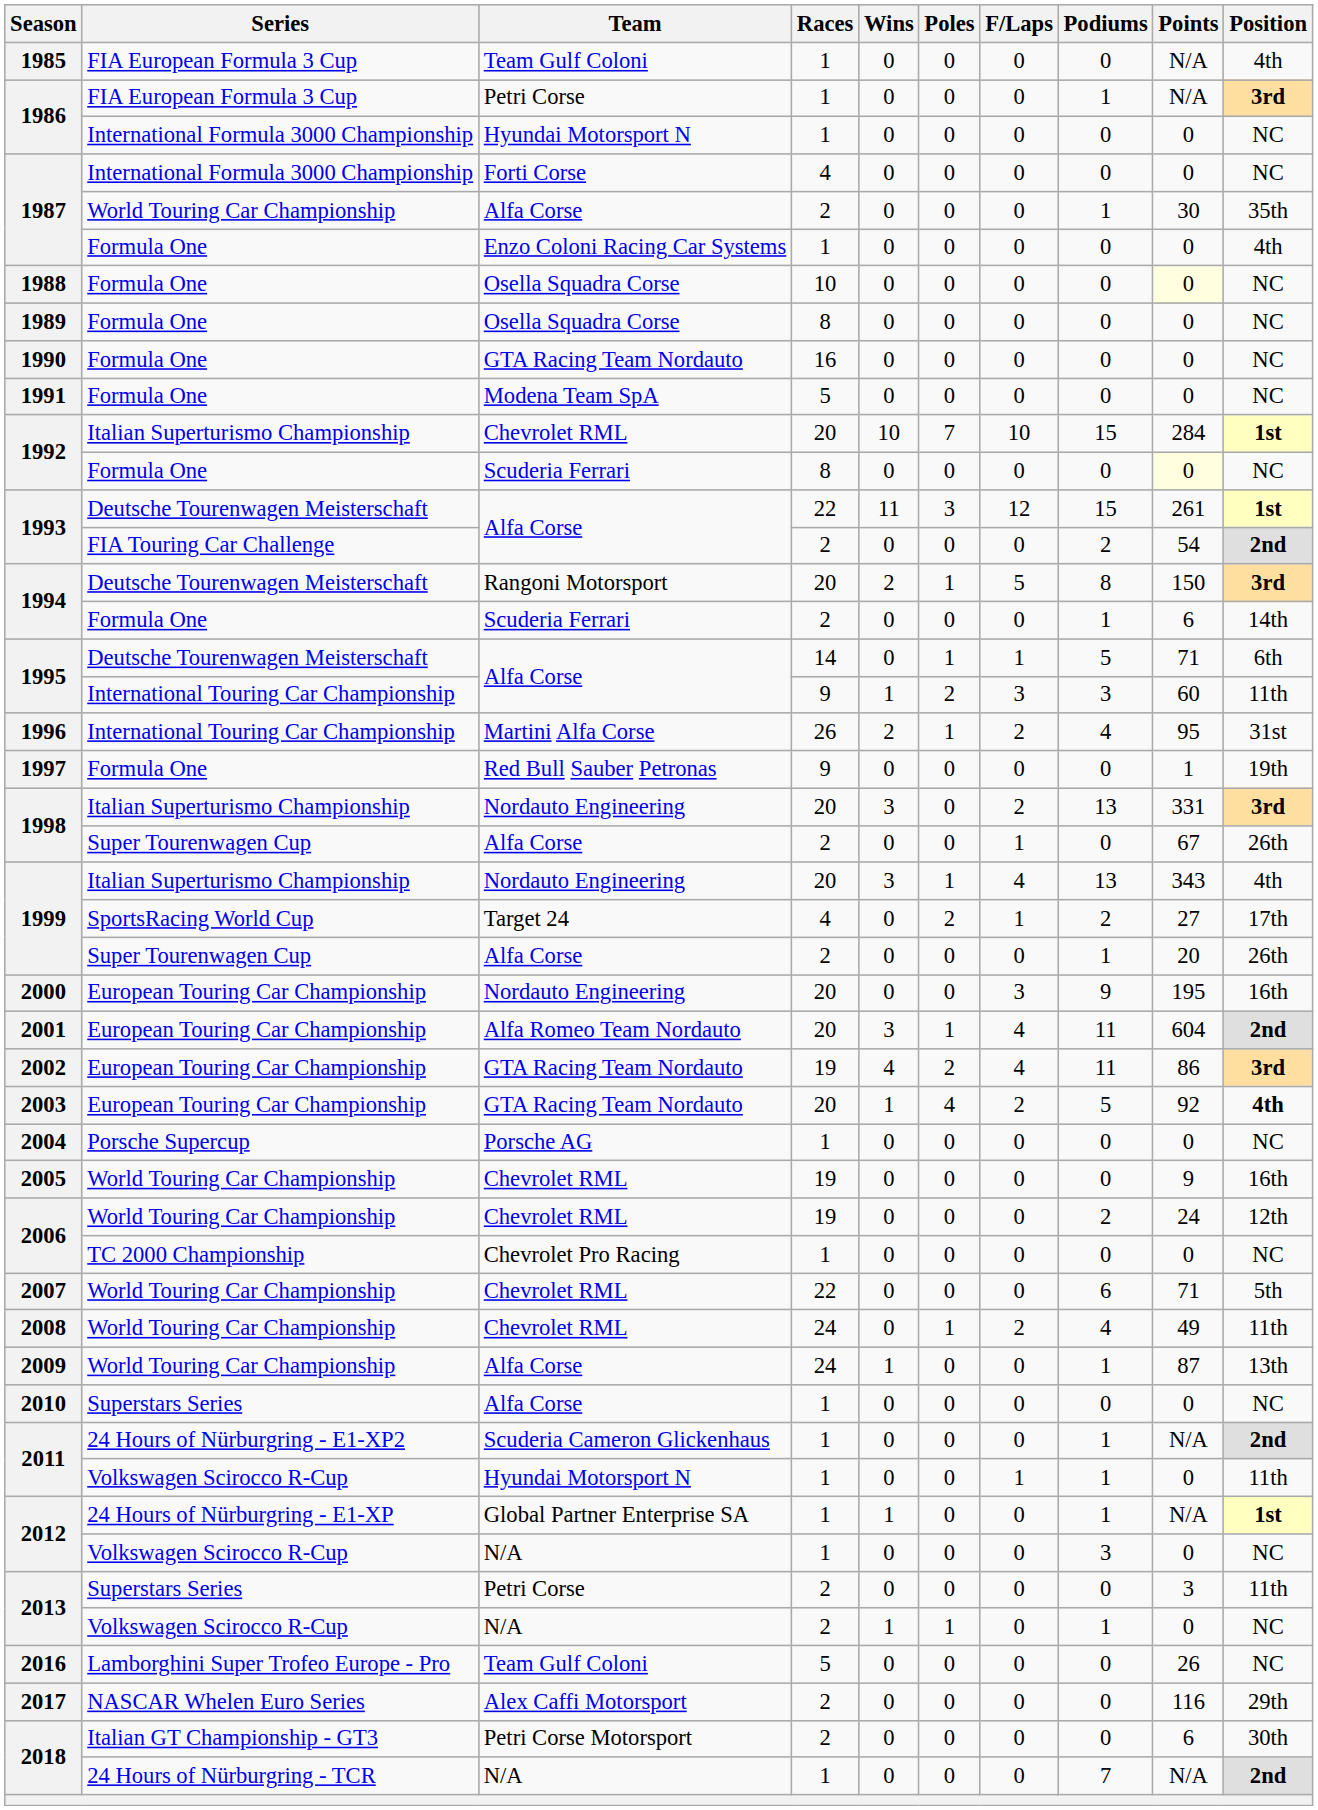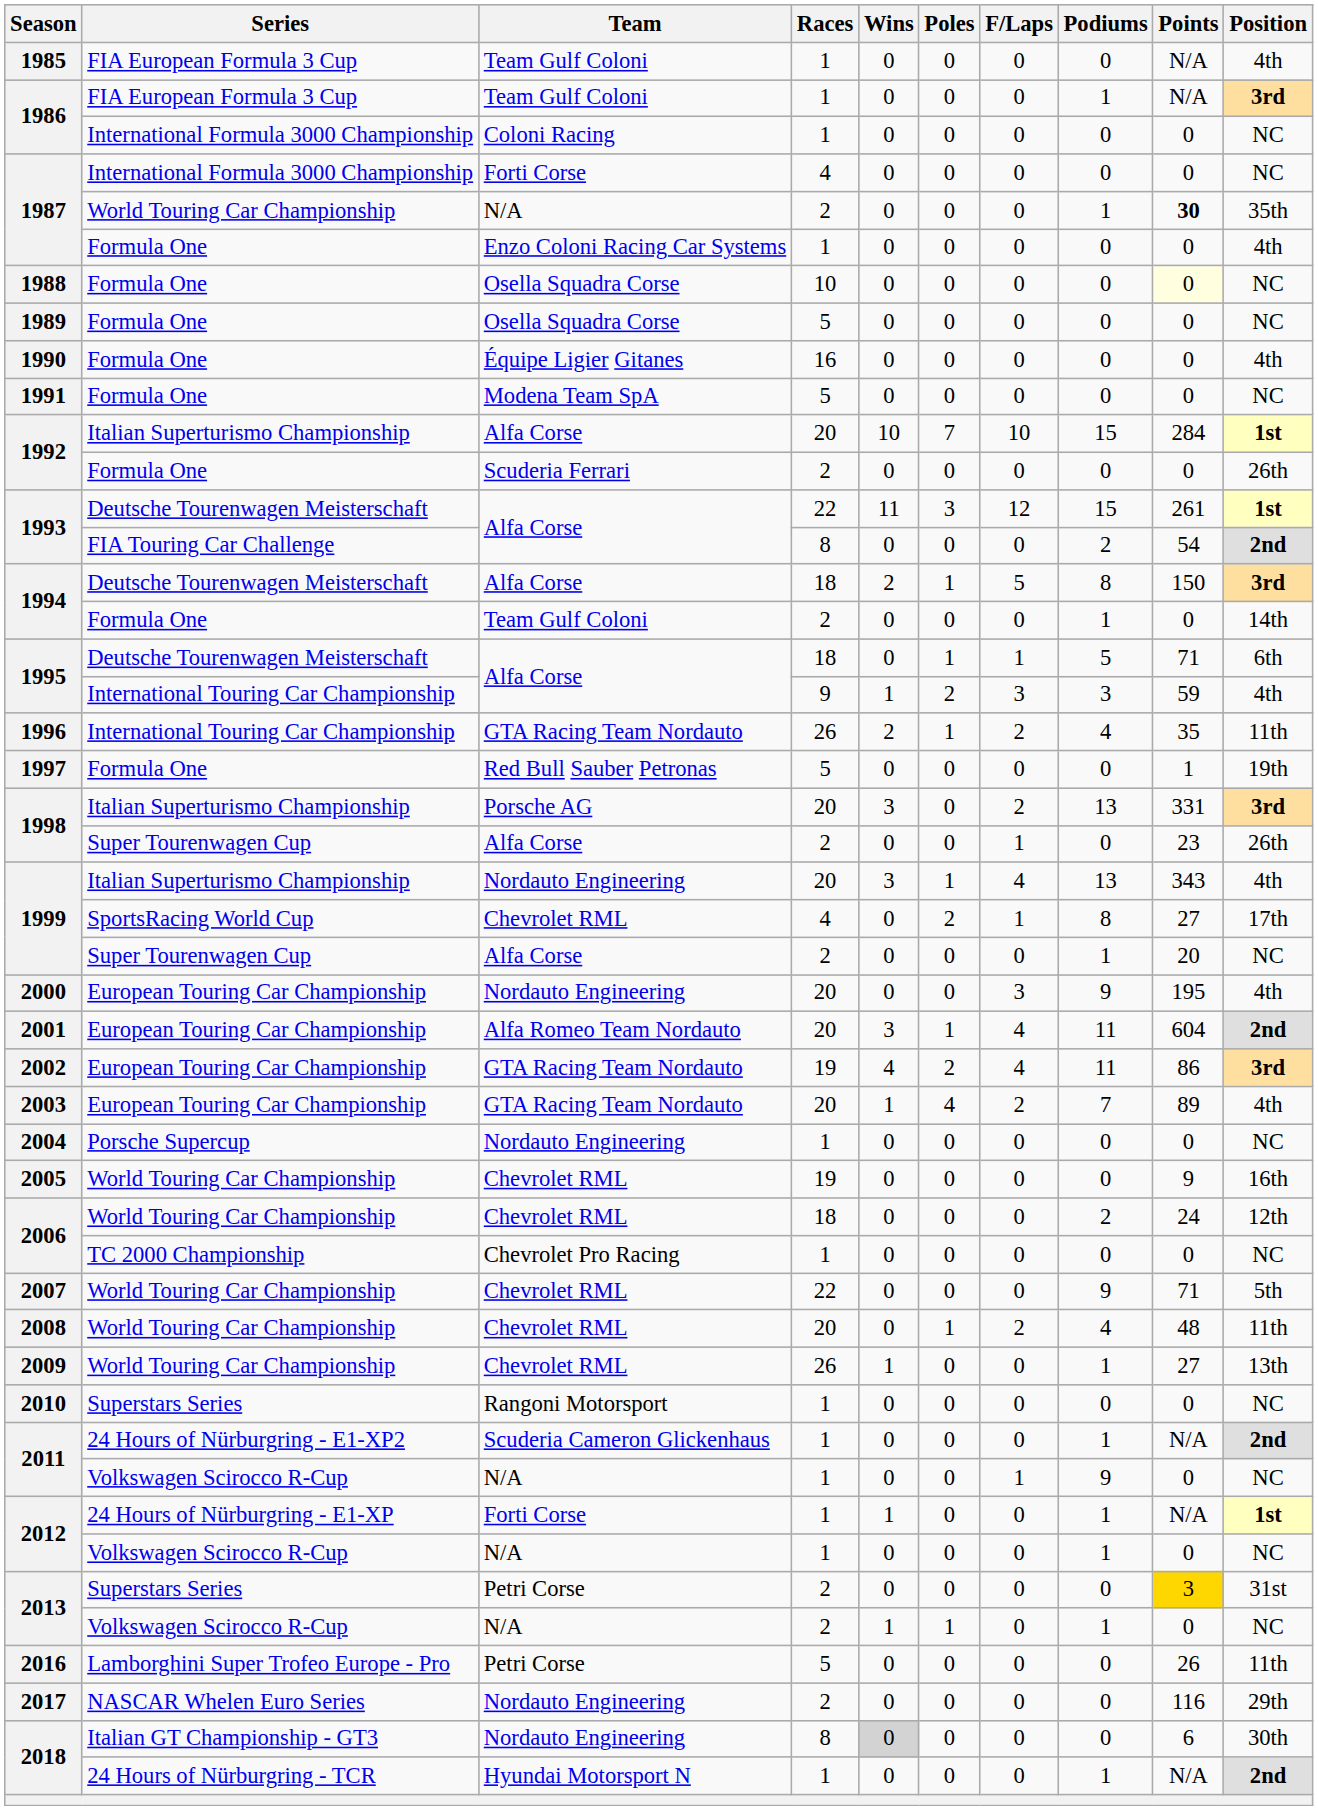(534, 98) Petri Corse -> (566, 98) Team Gulf Coloni
(587, 135) Hyundai Motorsport N -> (549, 135) Coloni Racing
(533, 209) Alfa Corse -> (503, 209) N/A
(1188, 209) normal -> (1188, 209) bold
(825, 321) 8 -> (825, 321) 5
(613, 359) GTA Racing Team Nordauto -> (584, 359) Équipe Ligier Gitanes
(1268, 359) NC -> (1268, 359) 4th
(556, 433) Chevrolet RML -> (533, 433) Alfa Corse
(825, 470) 8 -> (825, 470) 2
(1188, 470) lightyellow background -> (1188, 470) no background
(1268, 470) NC -> (1268, 470) 26th
(825, 545) 2 -> (825, 545) 8
(576, 582) Rangoni Motorsport -> (533, 582) Alfa Corse
(825, 582) 20 -> (825, 582) 18
(557, 620) Scuderia Ferrari -> (566, 620) Team Gulf Coloni
(1188, 620) 6 -> (1188, 620) 0
(825, 657) 14 -> (825, 657) 18
(1188, 694) 60 -> (1188, 694) 59
(1268, 694) 11th -> (1268, 694) 4th
(569, 731) Martini Alfa Corse -> (613, 731) GTA Racing Team Nordauto
(1188, 731) 95 -> (1188, 731) 35
(1268, 731) 31st -> (1268, 731) 11th
(825, 769) 9 -> (825, 769) 5
(584, 806) Nordauto Engineering -> (538, 806) Porsche AG
(1188, 843) 67 -> (1188, 843) 23
(526, 918) Target 24 -> (556, 918) Chevrolet RML
(1106, 918) 2 -> (1106, 918) 8
(1268, 955) 26th -> (1268, 955) NC
(1268, 993) 16th -> (1268, 993) 4th
(1106, 1104) 5 -> (1106, 1104) 7
(1188, 1104) 92 -> (1188, 1104) 89
(1268, 1104) bold -> (1268, 1104) normal
(538, 1142) Porsche AG -> (584, 1142) Nordauto Engineering
(825, 1216) 19 -> (825, 1216) 18
(1106, 1291) 6 -> (1106, 1291) 9
(825, 1328) 24 -> (825, 1328) 20
(1188, 1328) 49 -> (1188, 1328) 48
(533, 1365) Alfa Corse -> (556, 1365) Chevrolet RML
(825, 1365) 24 -> (825, 1365) 26
(1188, 1365) 87 -> (1188, 1365) 27
(533, 1403) Alfa Corse -> (576, 1403) Rangoni Motorsport
(587, 1477) Hyundai Motorsport N -> (503, 1477) N/A
(1106, 1477) 1 -> (1106, 1477) 9
(1268, 1477) 11th -> (1268, 1477) NC
(616, 1515) Global Partner Enterprise SA -> (535, 1515) Forti Corse
(1106, 1552) 3 -> (1106, 1552) 1
(1188, 1589) no background -> (1188, 1589) gold background
(1268, 1589) 11th -> (1268, 1589) 31st
(566, 1664) Team Gulf Coloni -> (534, 1664) Petri Corse
(1268, 1664) NC -> (1268, 1664) 11th
(585, 1701) Alex Caffi Motorsport -> (584, 1701) Nordauto Engineering
(588, 1738) Petri Corse Motorsport -> (584, 1738) Nordauto Engineering
(825, 1738) 2 -> (825, 1738) 8
(889, 1738) no background -> (889, 1738) lightgrey background
(503, 1776) N/A -> (587, 1776) Hyundai Motorsport N
(1106, 1776) 7 -> (1106, 1776) 1
